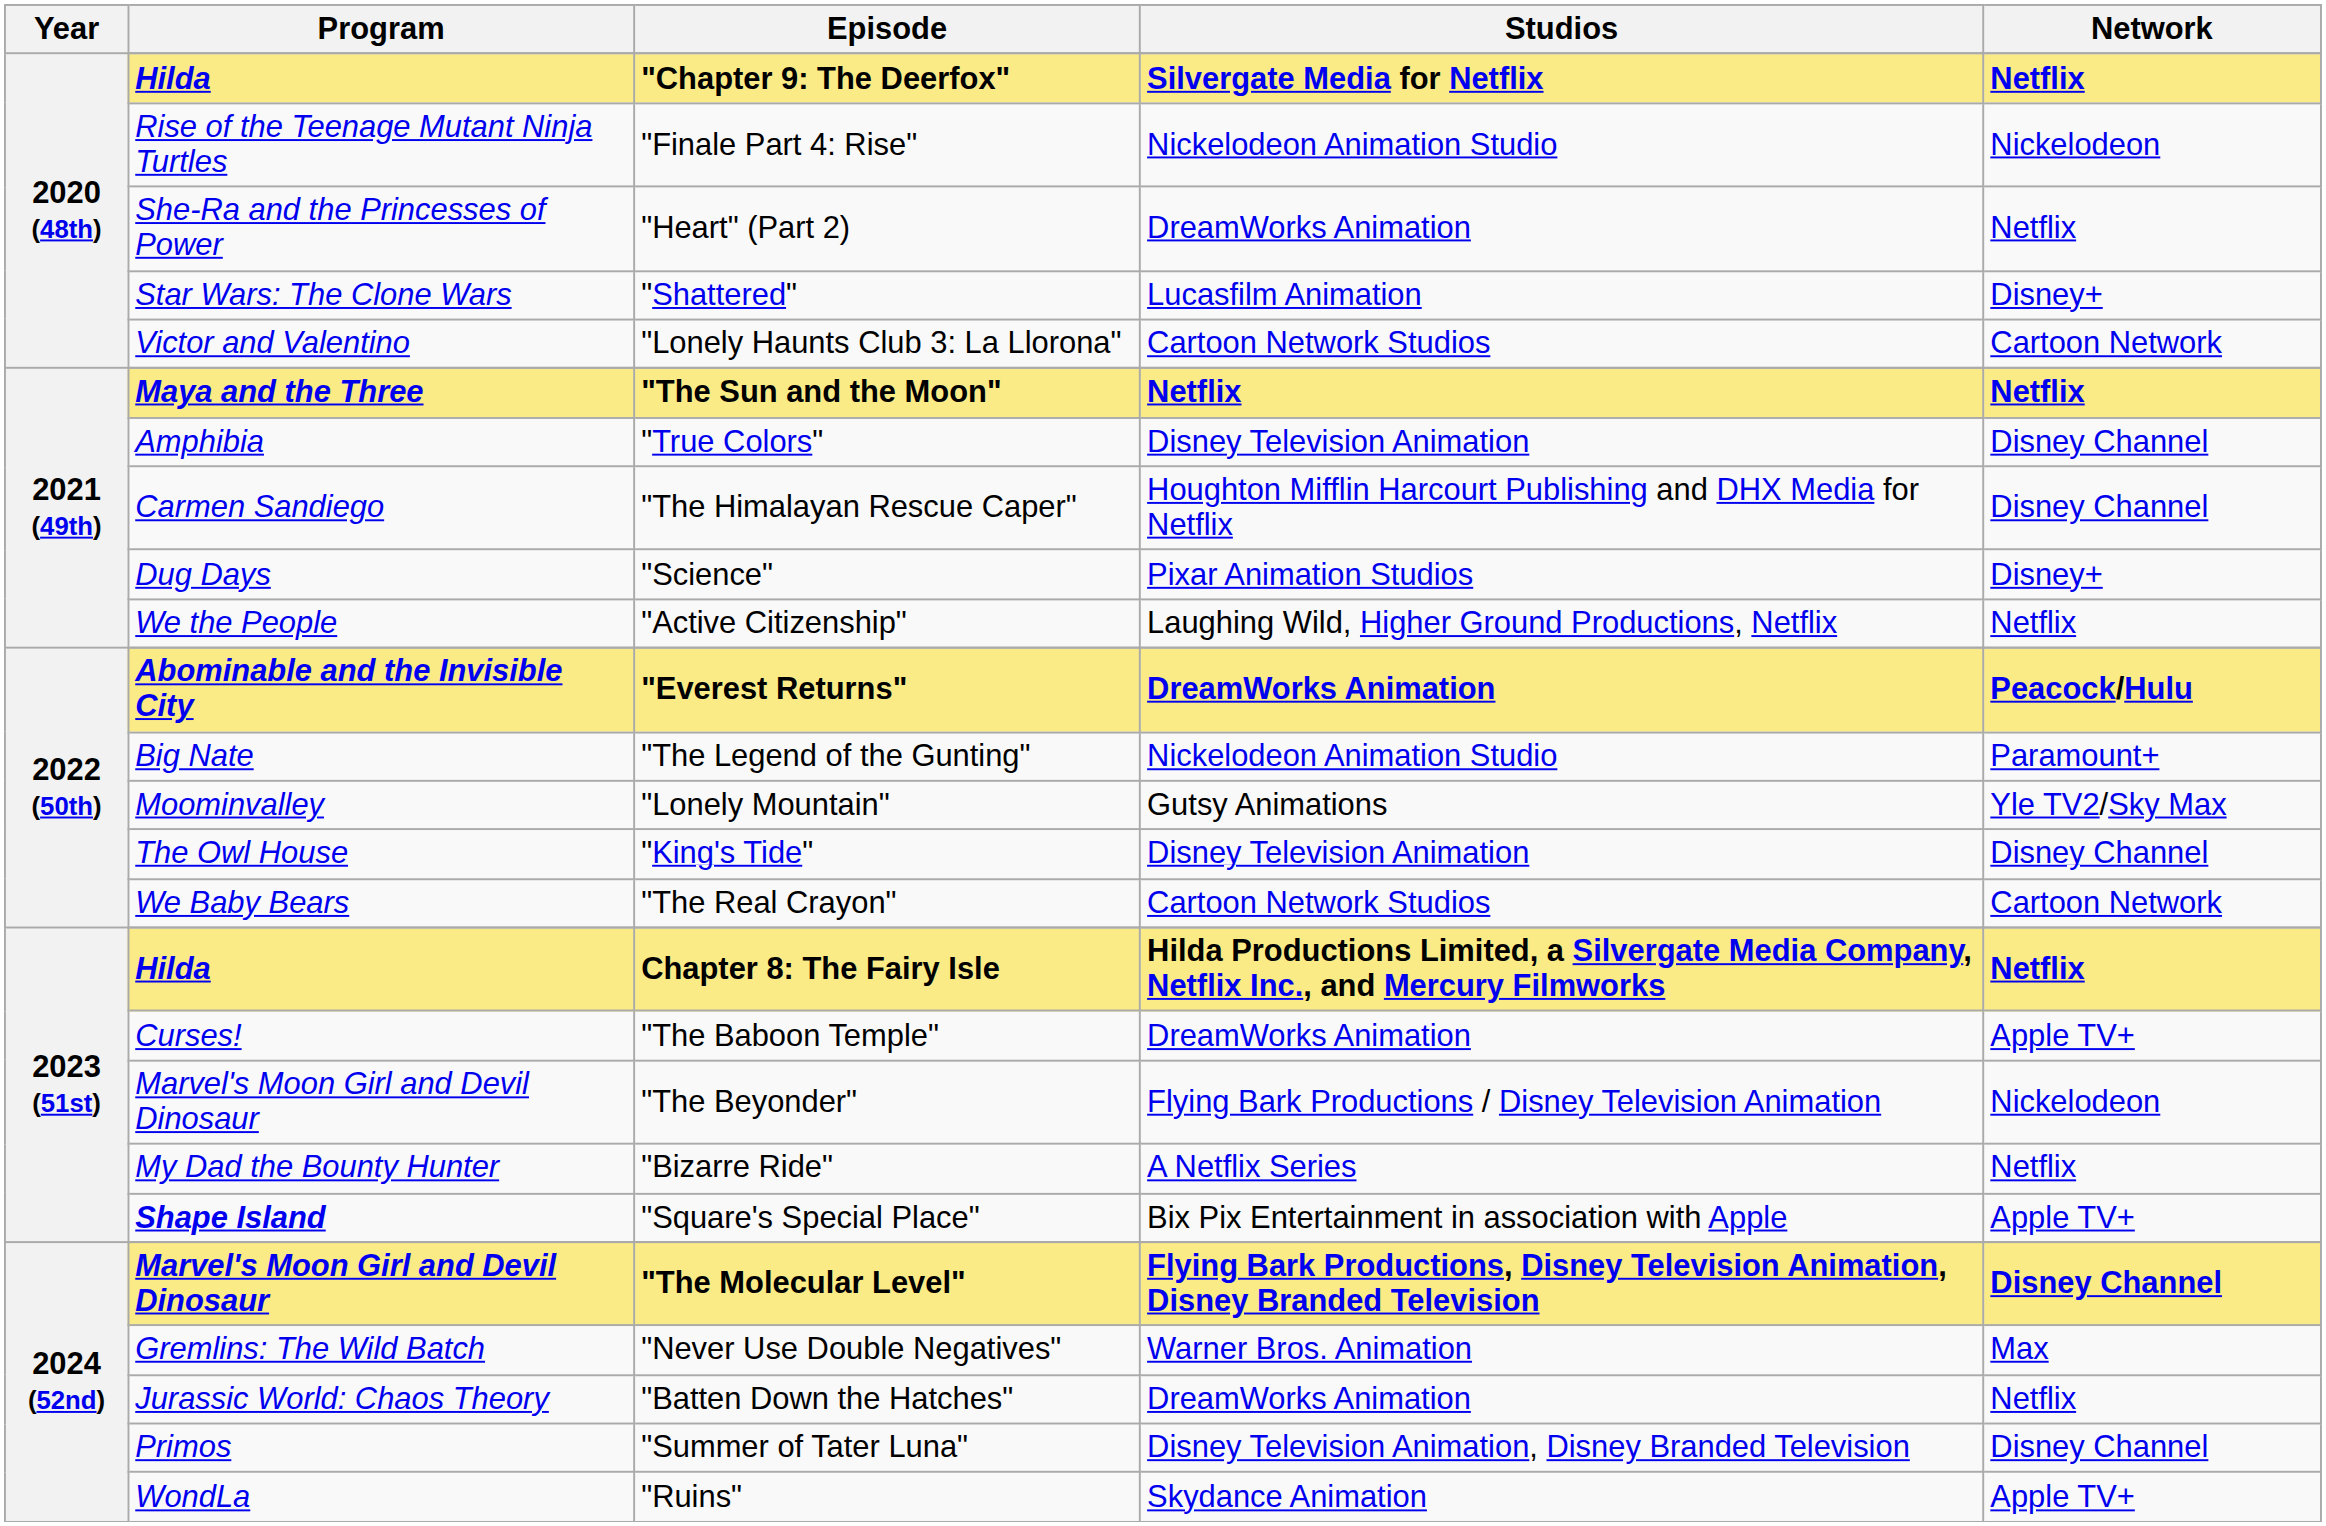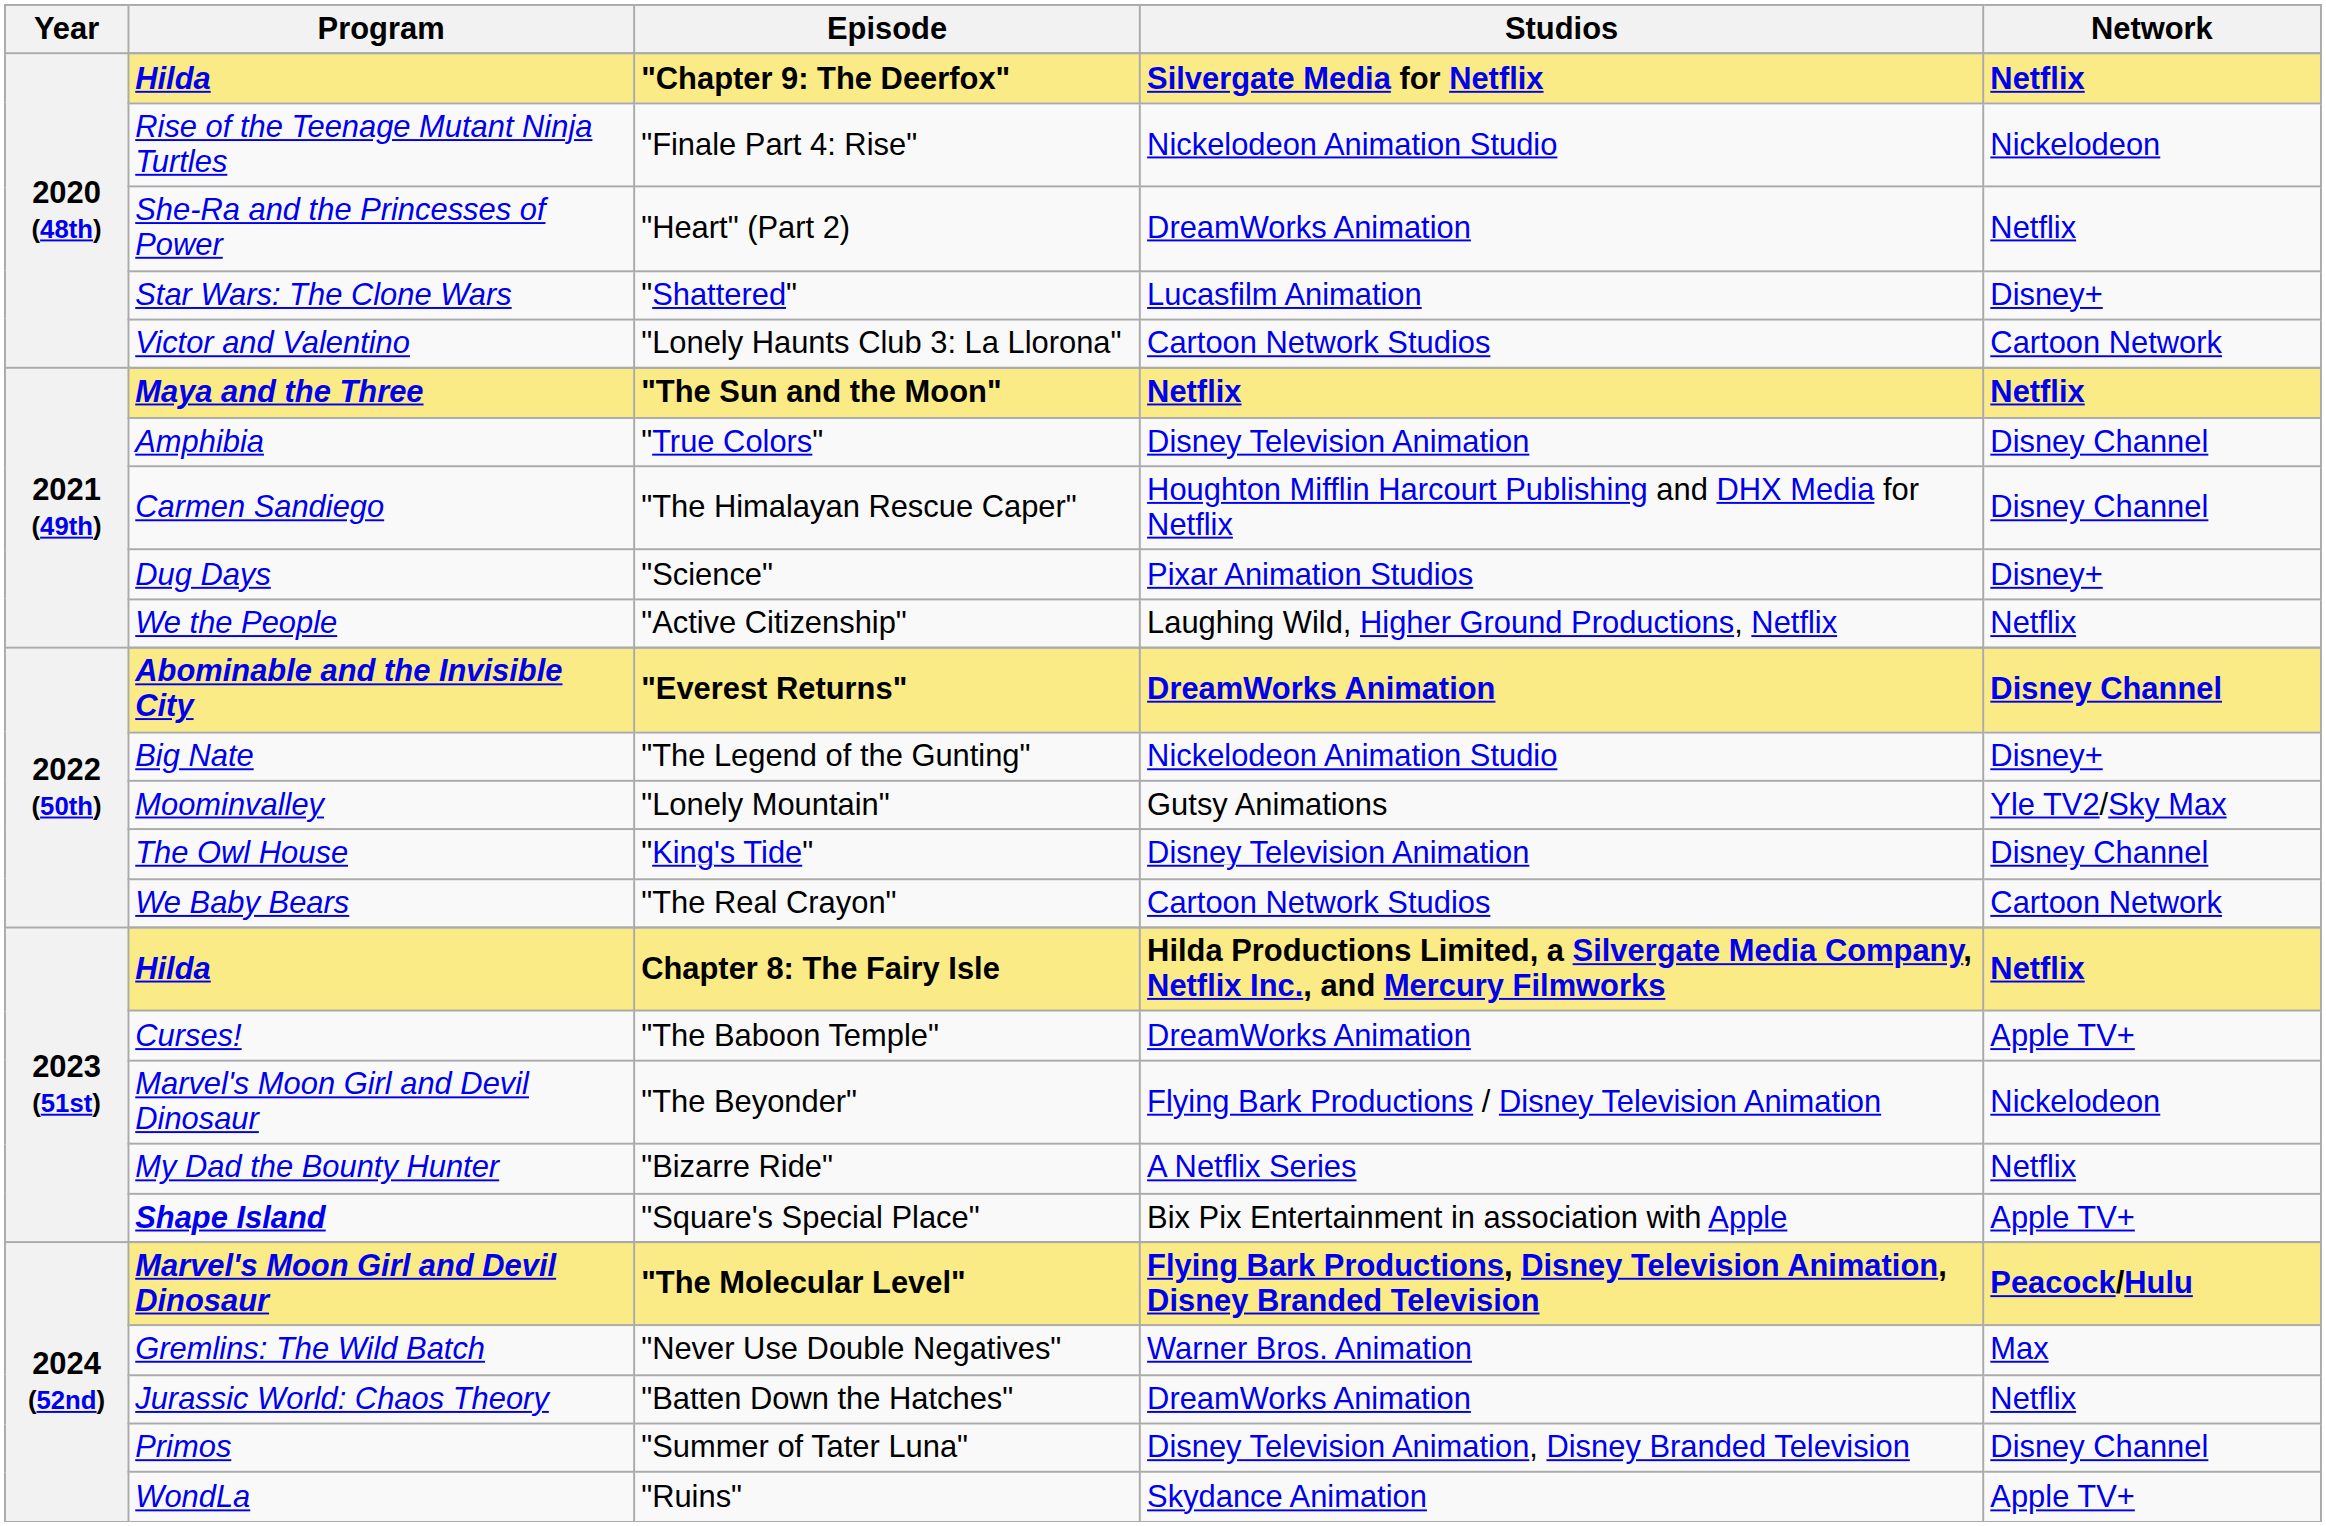(2092, 689) Peacock/Hulu -> (2106, 689) Disney Channel
(2075, 755) Paramount+ -> (2047, 755) Disney+
(2106, 1283) Disney Channel -> (2092, 1283) Peacock/Hulu
